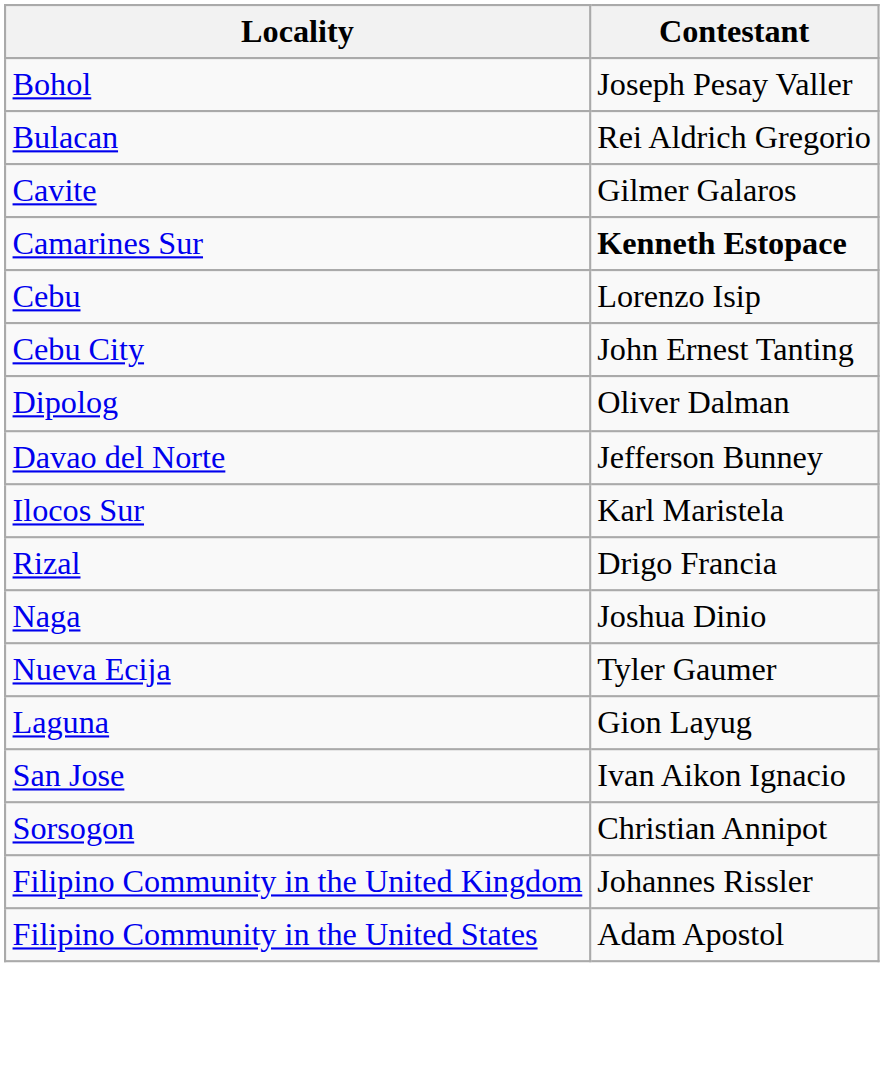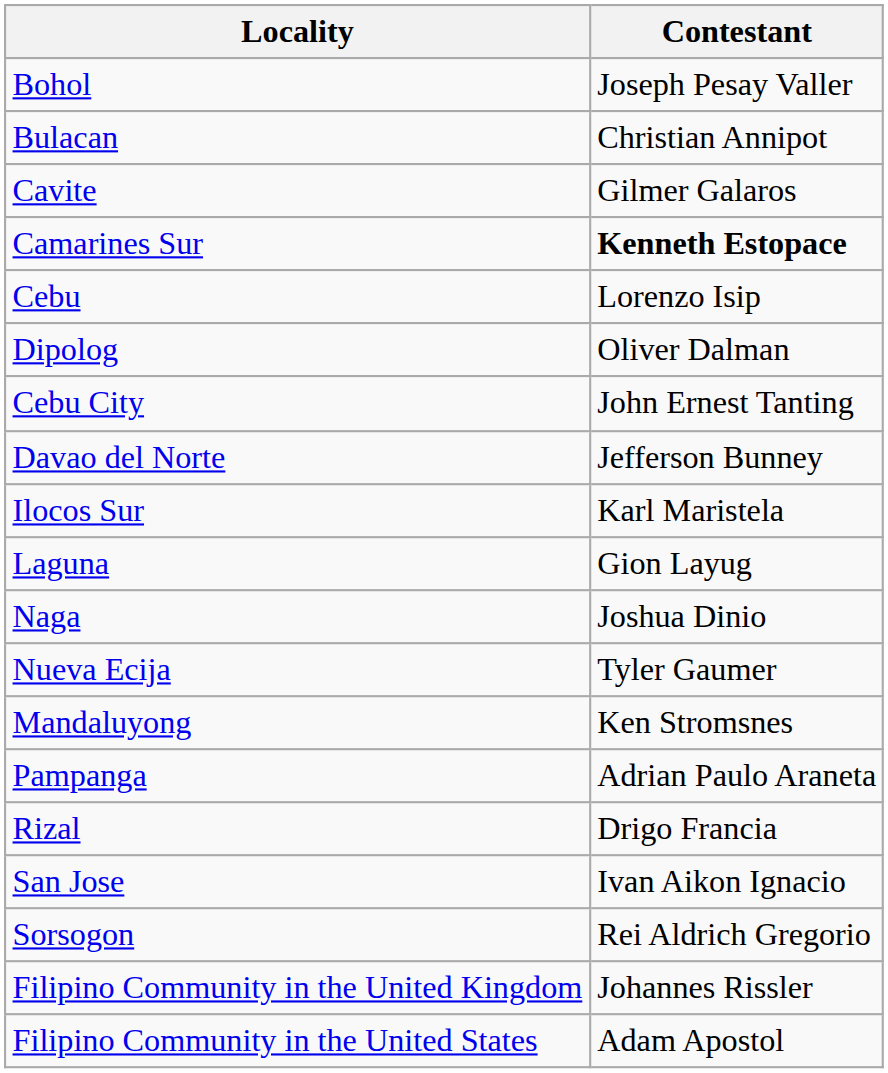(734, 137) Rei Aldrich Gregorio -> (712, 137) Christian Annipot
rows swapped: (78, 350) <-> (65, 403)
rows swapped: (61, 721) <-> (47, 562)
+ row: (102, 721)
+ row: (80, 775)
(712, 828) Christian Annipot -> (734, 934) Rei Aldrich Gregorio
